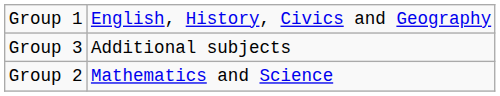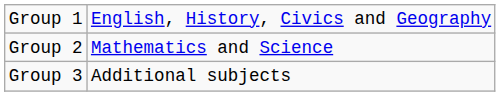rows swapped: (46, 76) <-> (46, 48)
